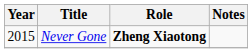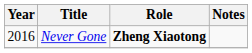(21, 36) 2015 -> (21, 36) 2016
